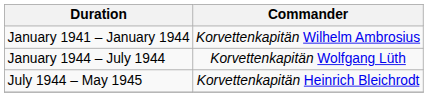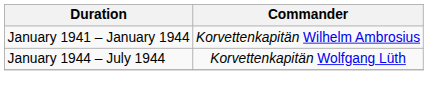- row: (75, 80)
